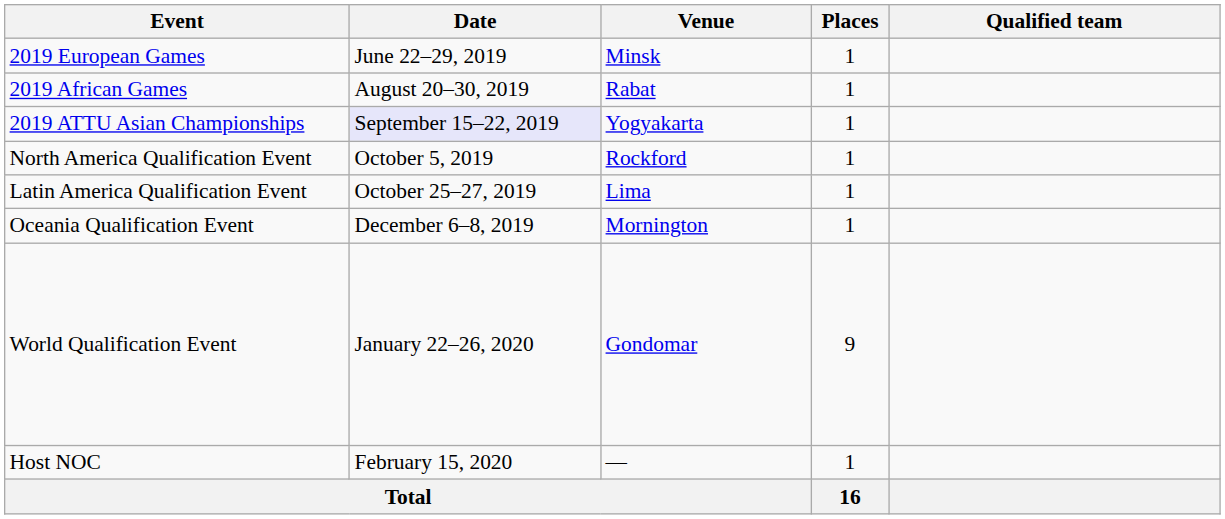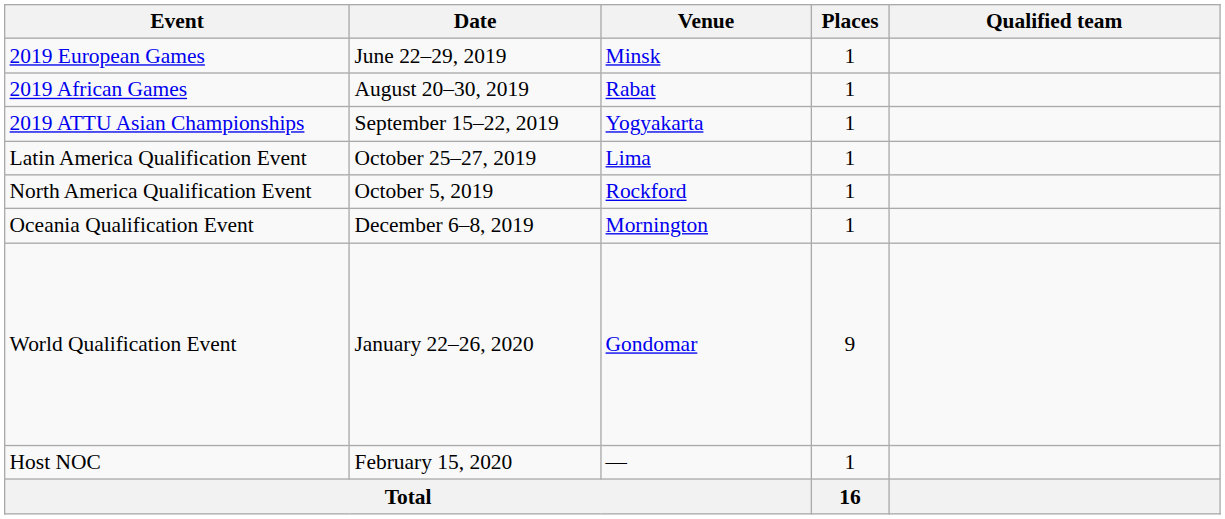(457, 123) lavender background -> (457, 123) no background
rows swapped: (161, 157) <-> (158, 191)
